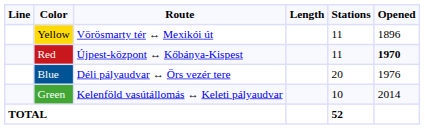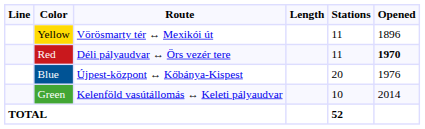(160, 54) Újpest-központ ↔ Kőbánya-Kispest -> (154, 54) Déli pályaudvar ↔ Örs vezér tere
(154, 74) Déli pályaudvar ↔ Örs vezér tere -> (160, 74) Újpest-központ ↔ Kőbánya-Kispest
